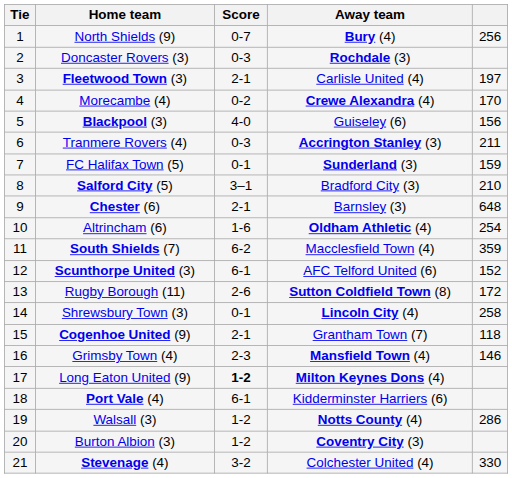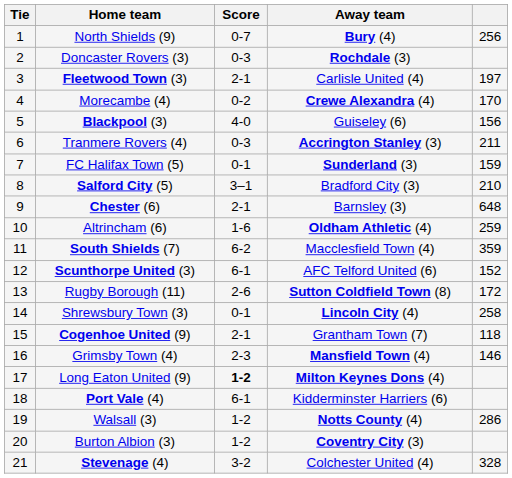(490, 228) 254 -> (490, 228) 259
(490, 462) 330 -> (490, 462) 328
